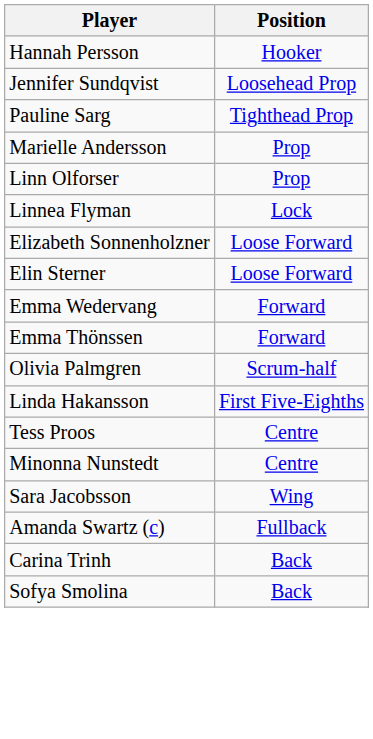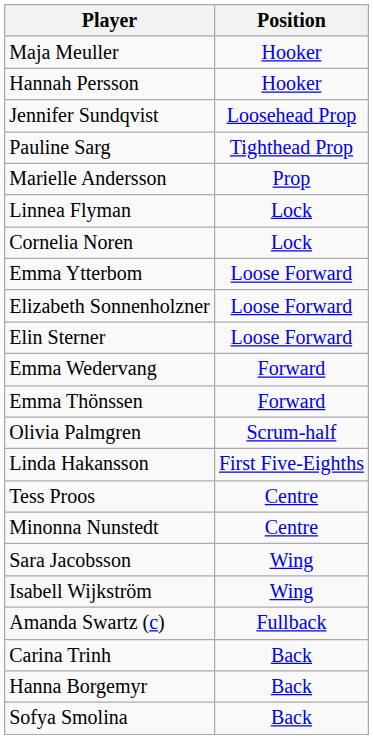+ row: (64, 52)
- row: (64, 178)
+ row: (71, 242)
+ row: (76, 274)
+ row: (81, 591)
+ row: (78, 686)
